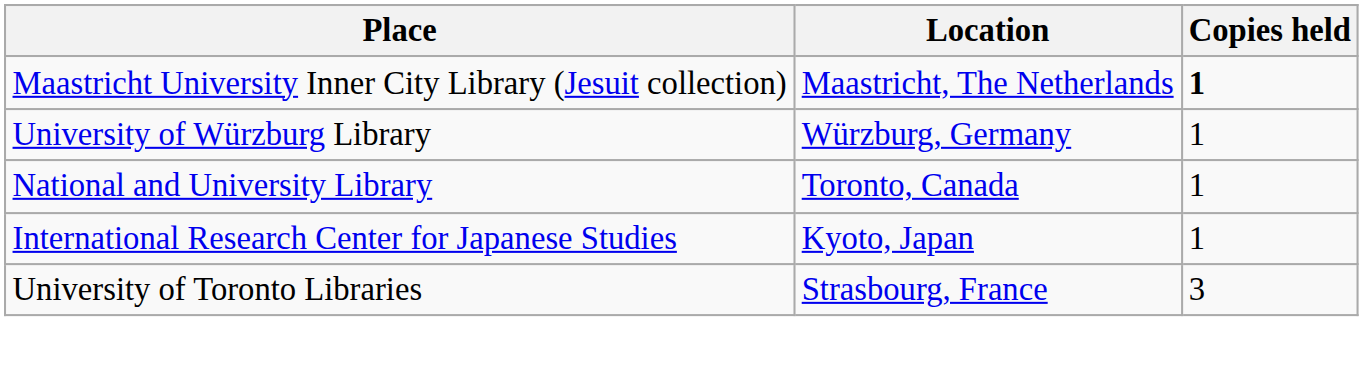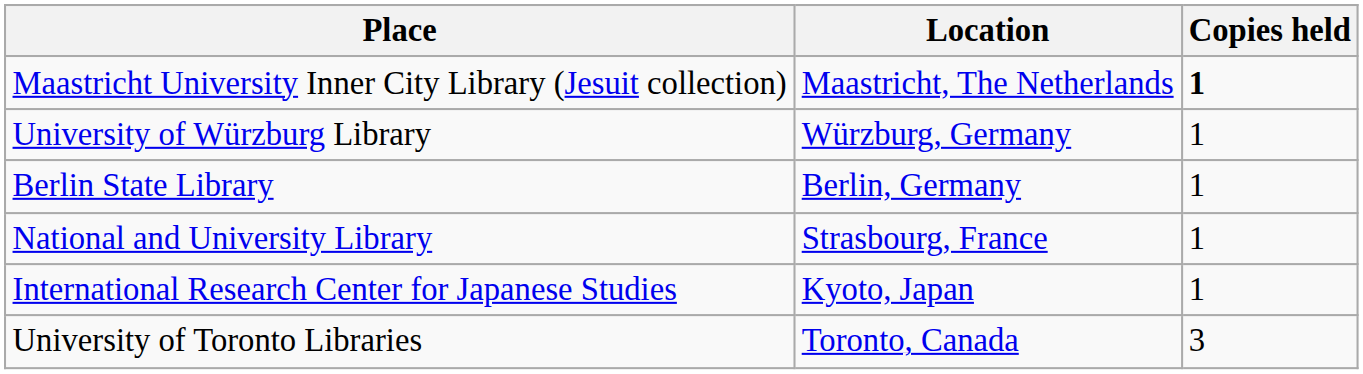+ row: (143, 185)
(910, 185) Toronto, Canada -> (925, 237) Strasbourg, France
(925, 289) Strasbourg, France -> (910, 340) Toronto, Canada
